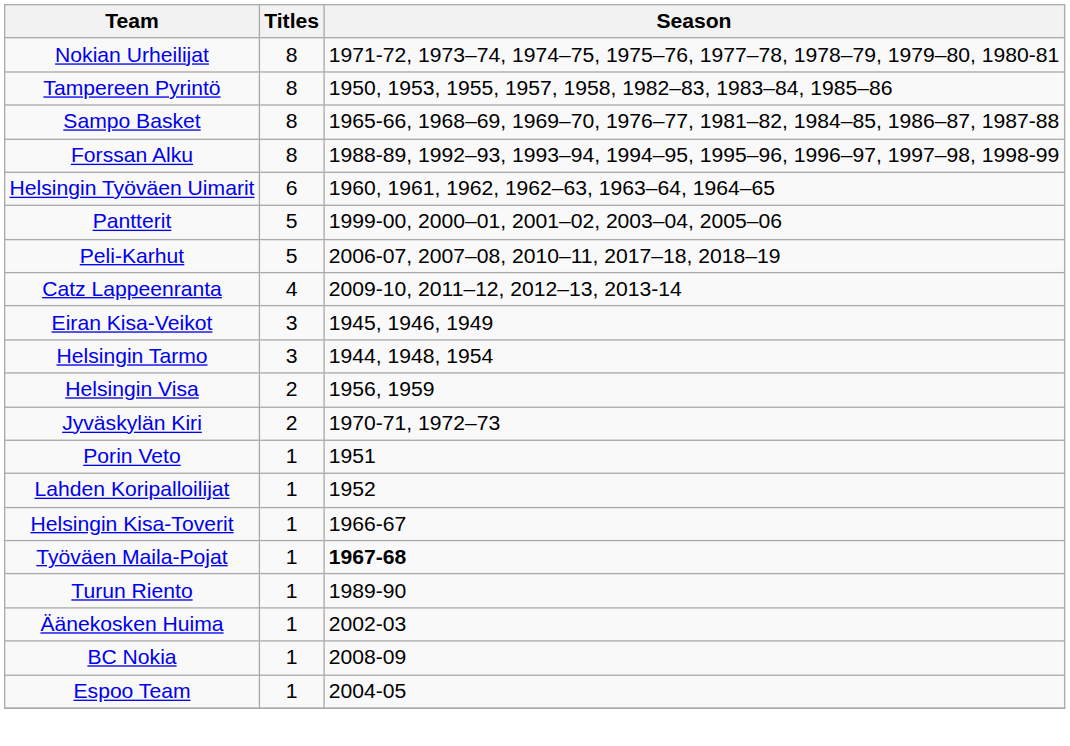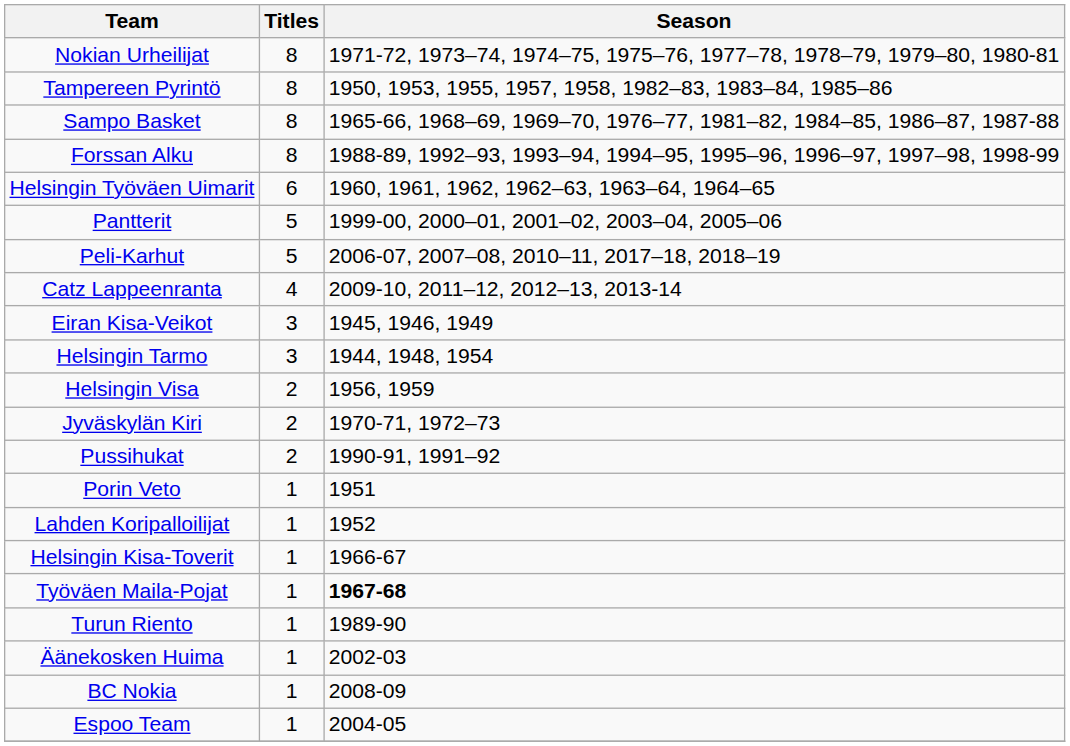+ row: (132, 456)
